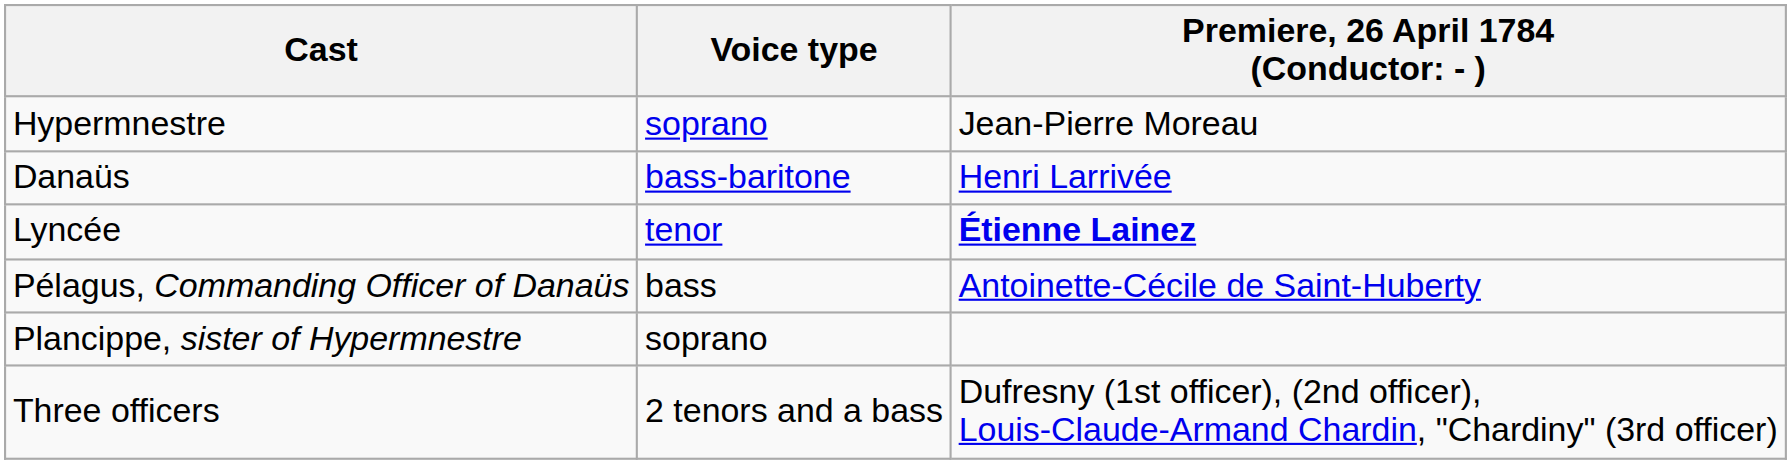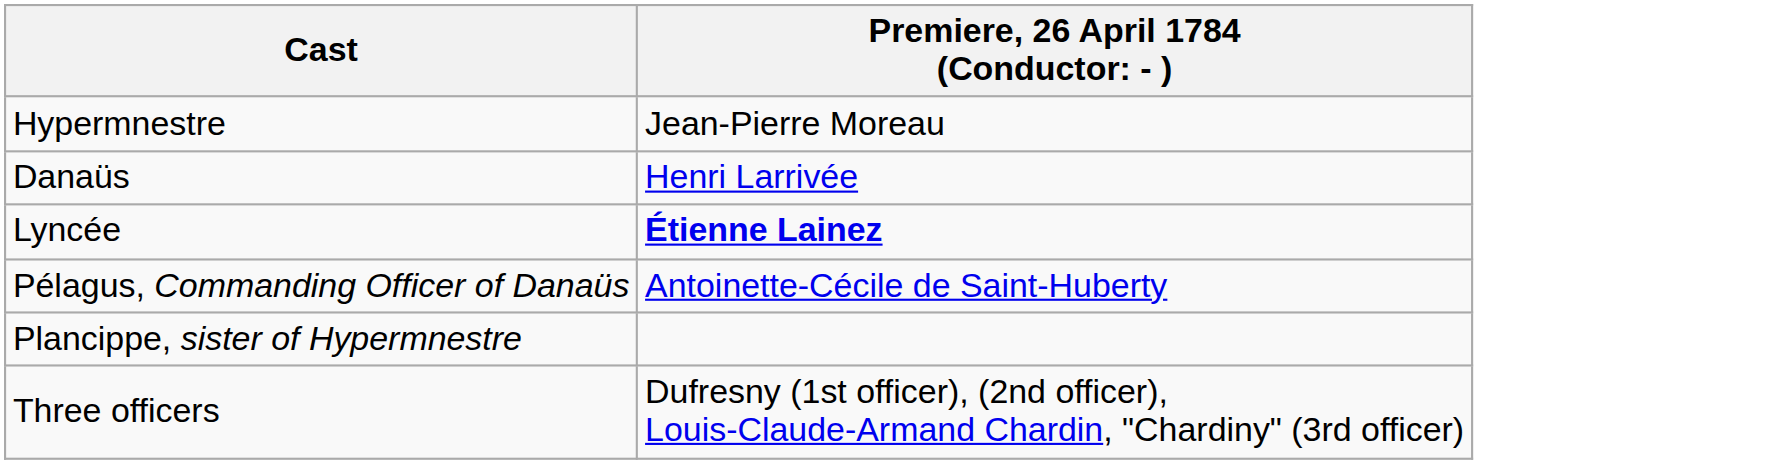- column: (794, 50)
